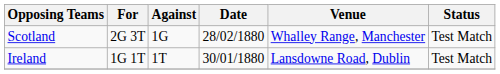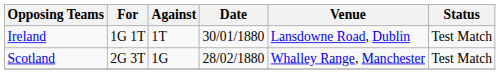rows swapped: (27, 58) <-> (31, 36)
